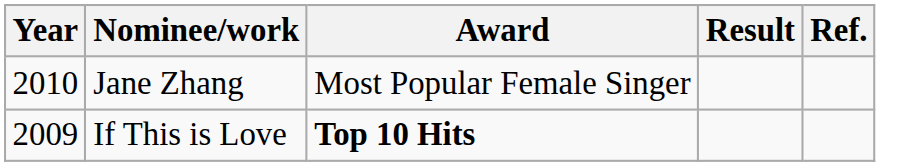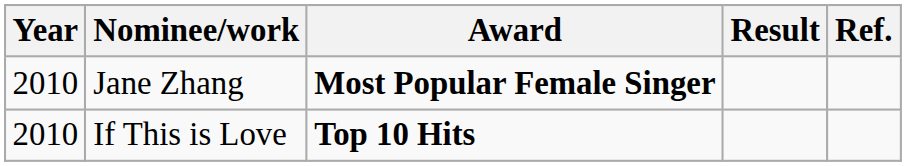(502, 82) normal -> (515, 82) bold
(45, 134) 2009 -> (45, 134) 2010
